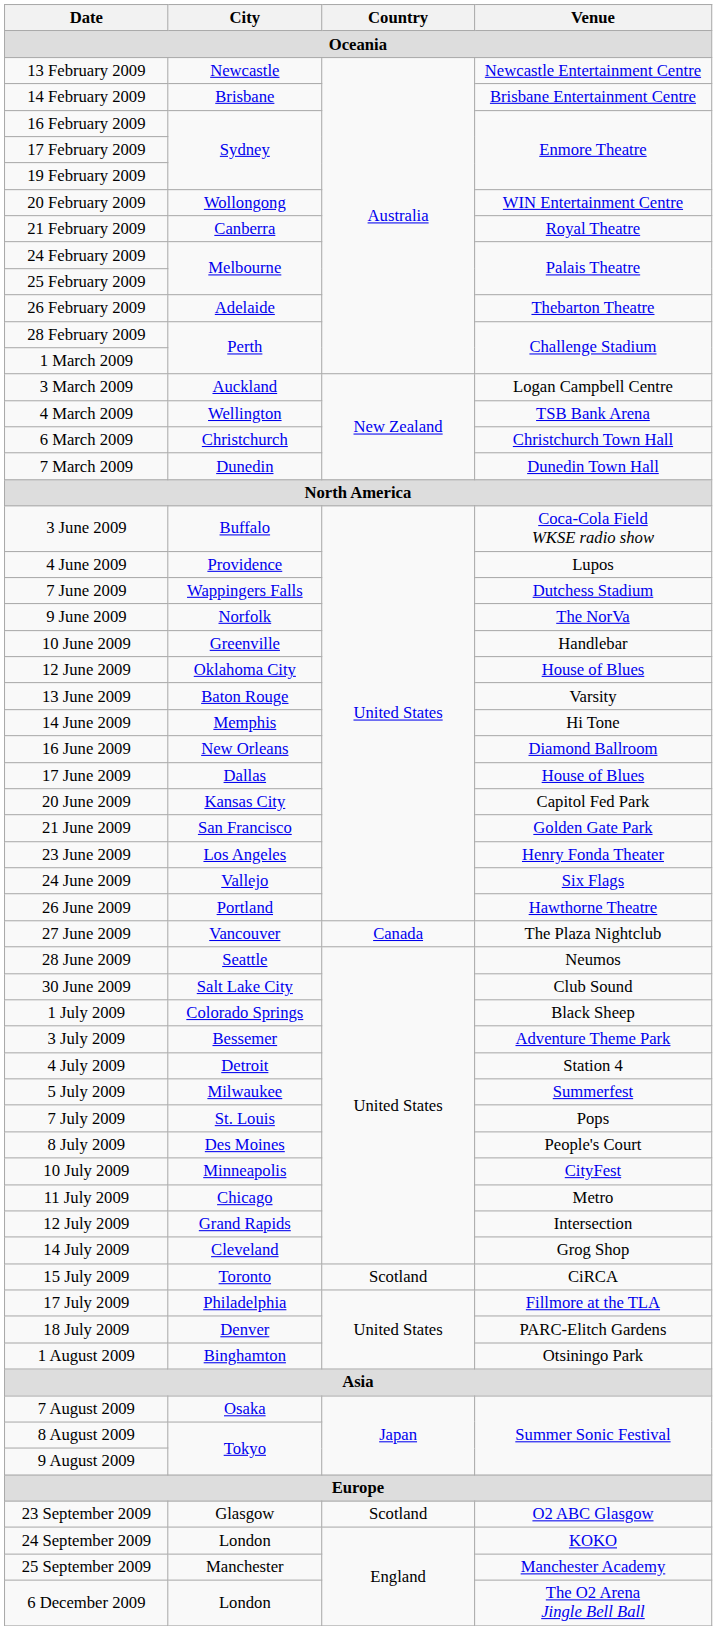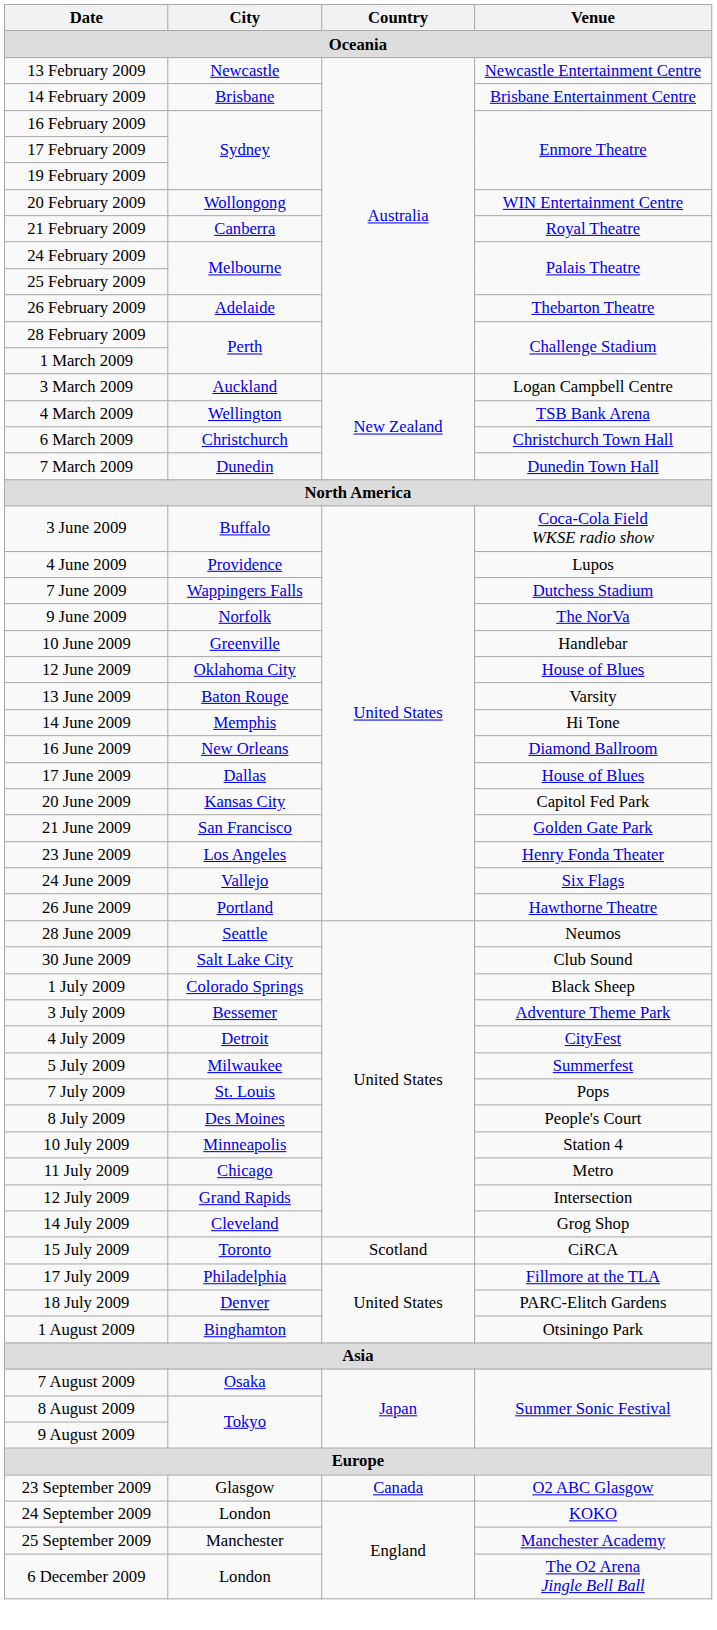- row: (86, 933)
(593, 1065) Station 4 -> (593, 1039) CityFest
(593, 1171) CityFest -> (593, 1144) Station 4
(398, 1514) Scotland -> (398, 1487) Canada
